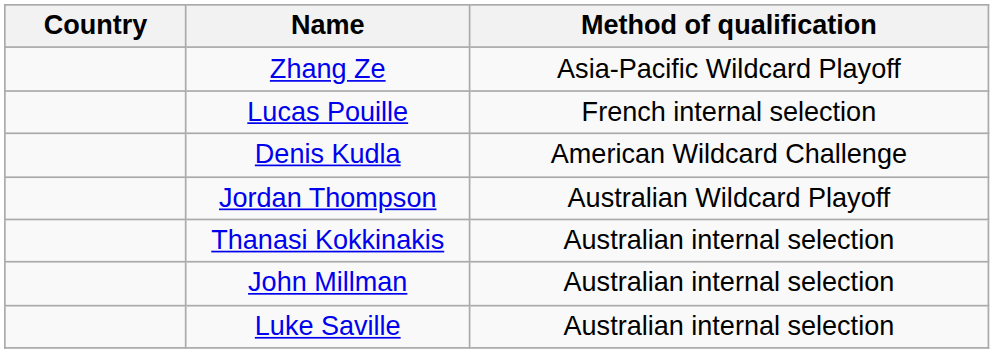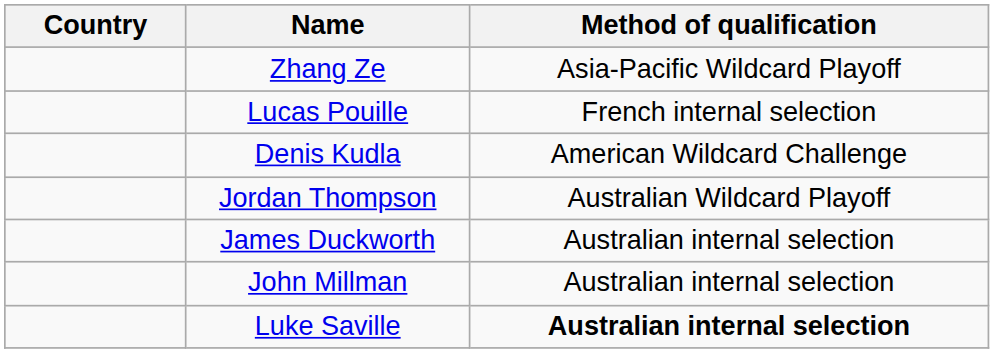+ row: (328, 240)
- row: (328, 240)
(729, 326) normal -> (729, 326) bold
